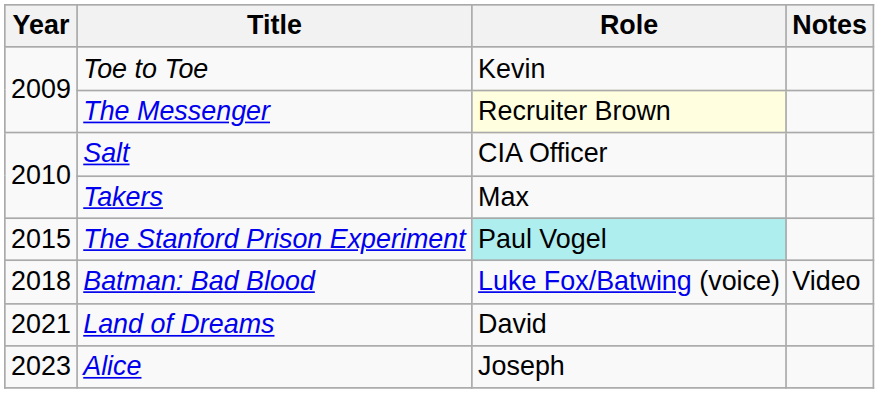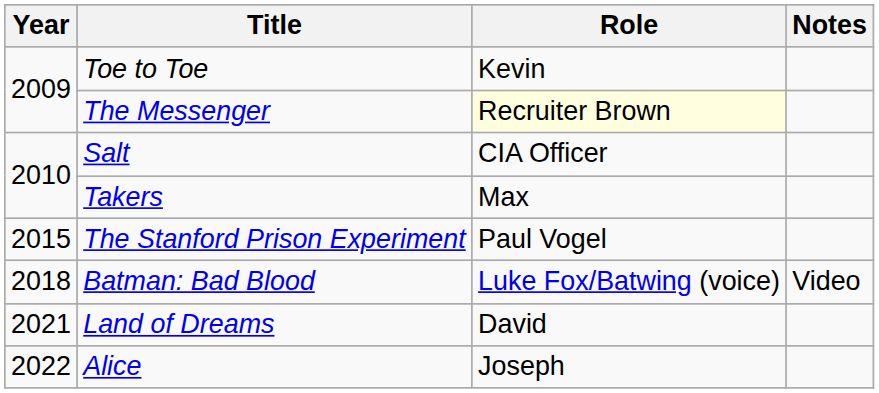(542, 238) paleturquoise background -> (542, 238) no background
(41, 366) 2023 -> (41, 366) 2022
